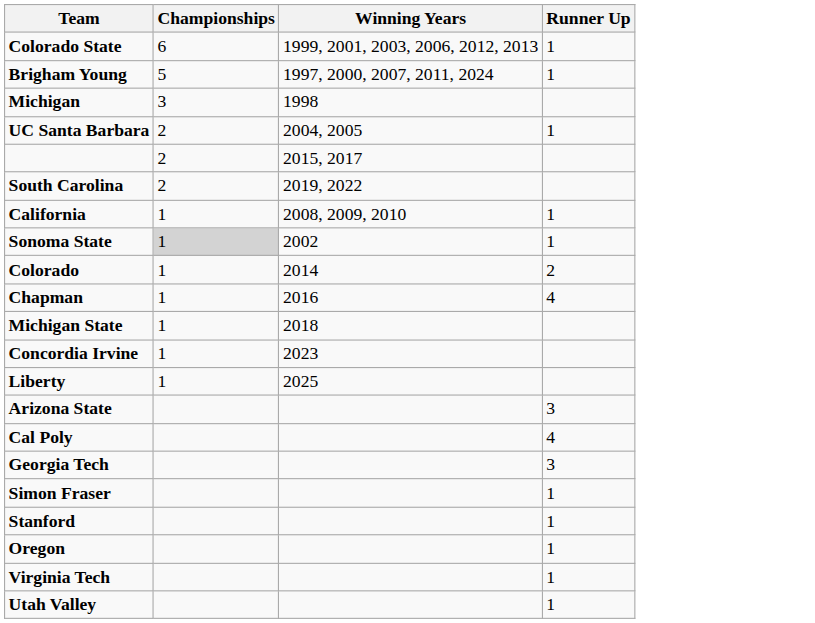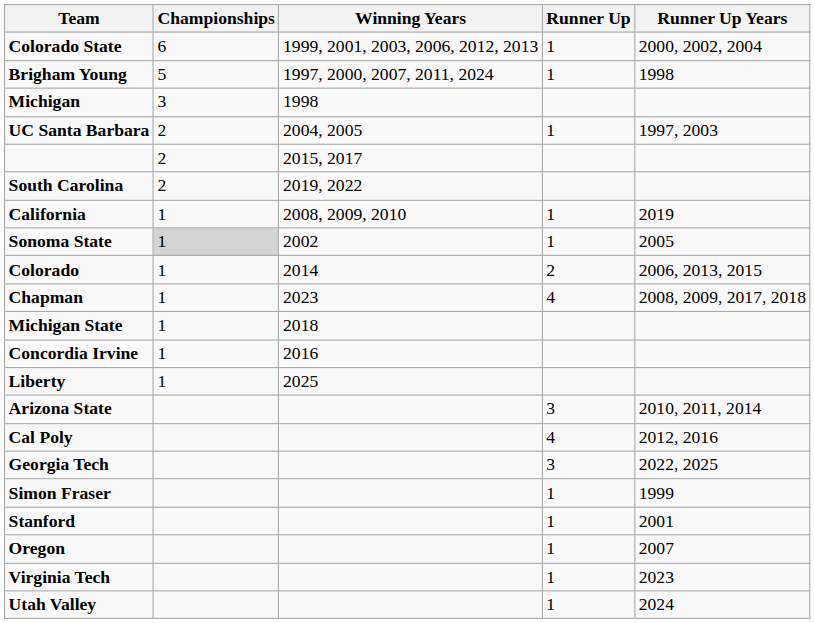+ column: (722, 18)
(301, 297) 2016 -> (301, 297) 2023
(301, 353) 2023 -> (301, 353) 2016
